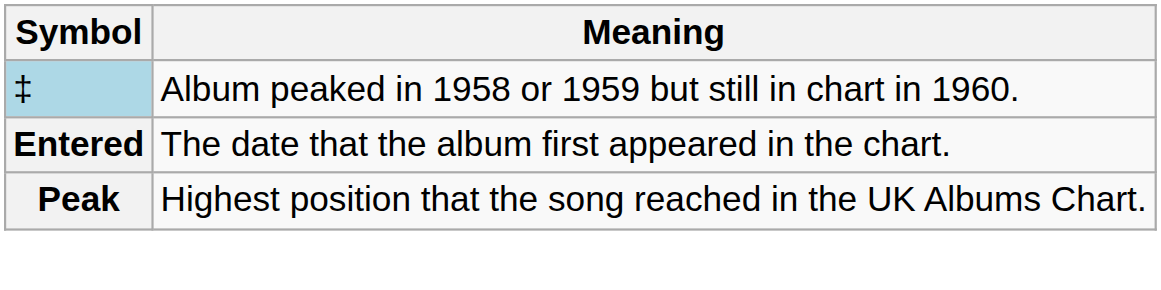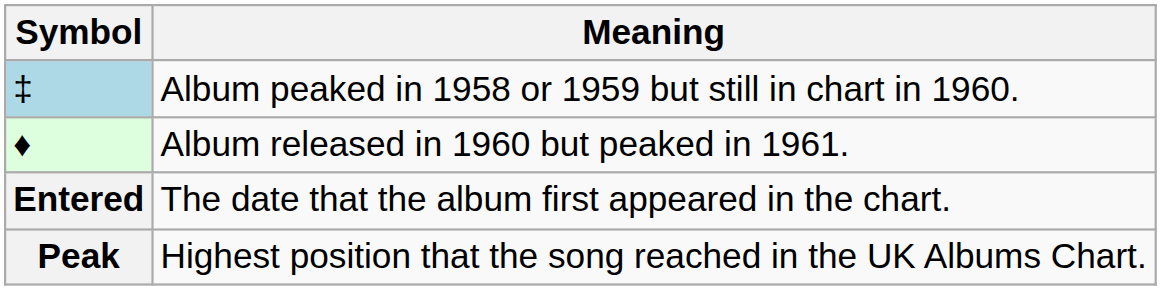+ row: (22, 144)
